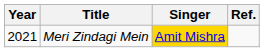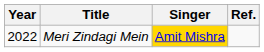(22, 36) 2021 -> (22, 36) 2022
